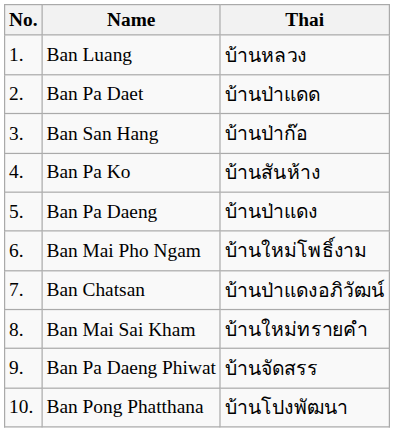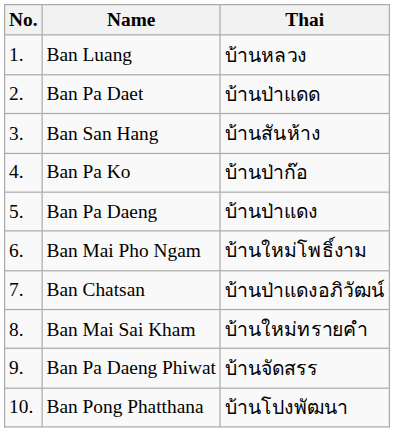(267, 133) บ้านป่าก๊อ -> (273, 133) บ้านสันห้าง
(273, 172) บ้านสันห้าง -> (267, 172) บ้านป่าก๊อ
